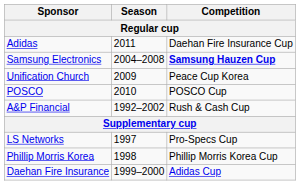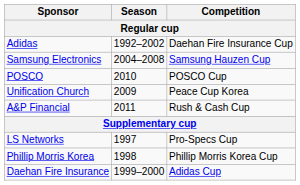(125, 44) 2011 -> (139, 44) 1992–2002
(222, 60) bold -> (220, 60) normal
rows swapped: (48, 76) <-> (25, 92)
(139, 108) 1992–2002 -> (125, 108) 2011
